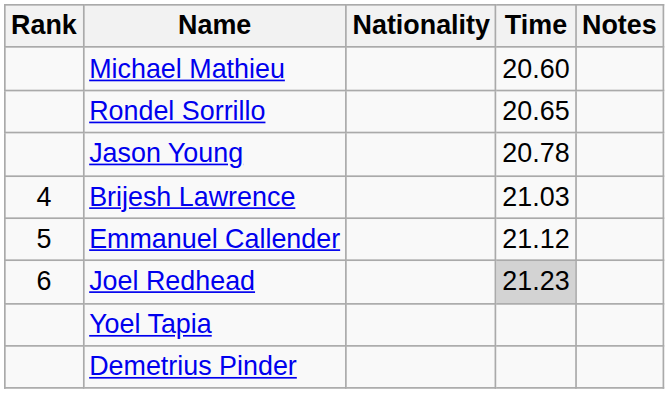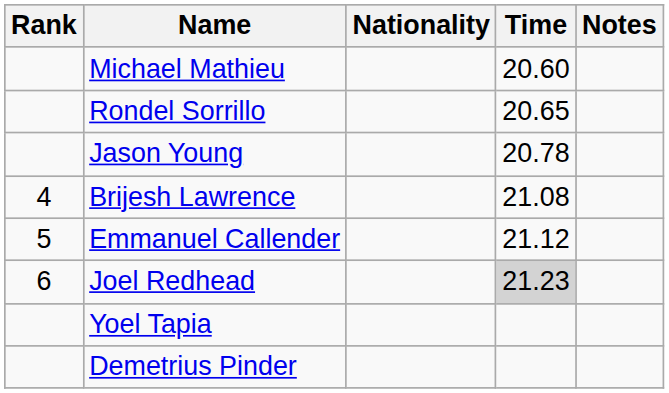(536, 196) 21.03 -> (536, 196) 21.08
